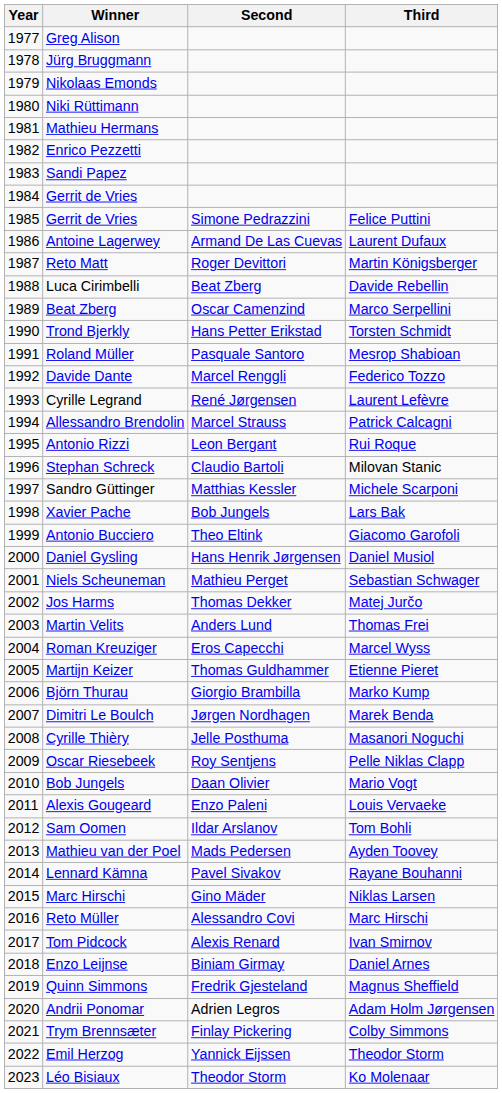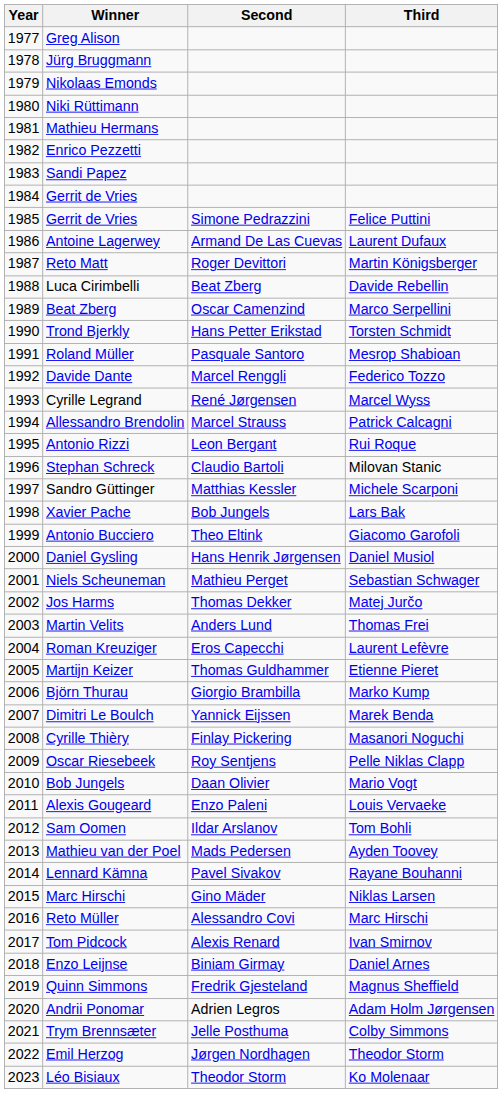(399, 399) Laurent Lefèvre -> (389, 399) Marcel Wyss
(389, 648) Marcel Wyss -> (399, 648) Laurent Lefèvre
(250, 715) Jørgen Nordhagen -> (241, 715) Yannick Eijssen
(240, 738) Jelle Posthuma -> (241, 738) Finlay Pickering
(241, 1032) Finlay Pickering -> (240, 1032) Jelle Posthuma
(241, 1054) Yannick Eijssen -> (250, 1054) Jørgen Nordhagen
